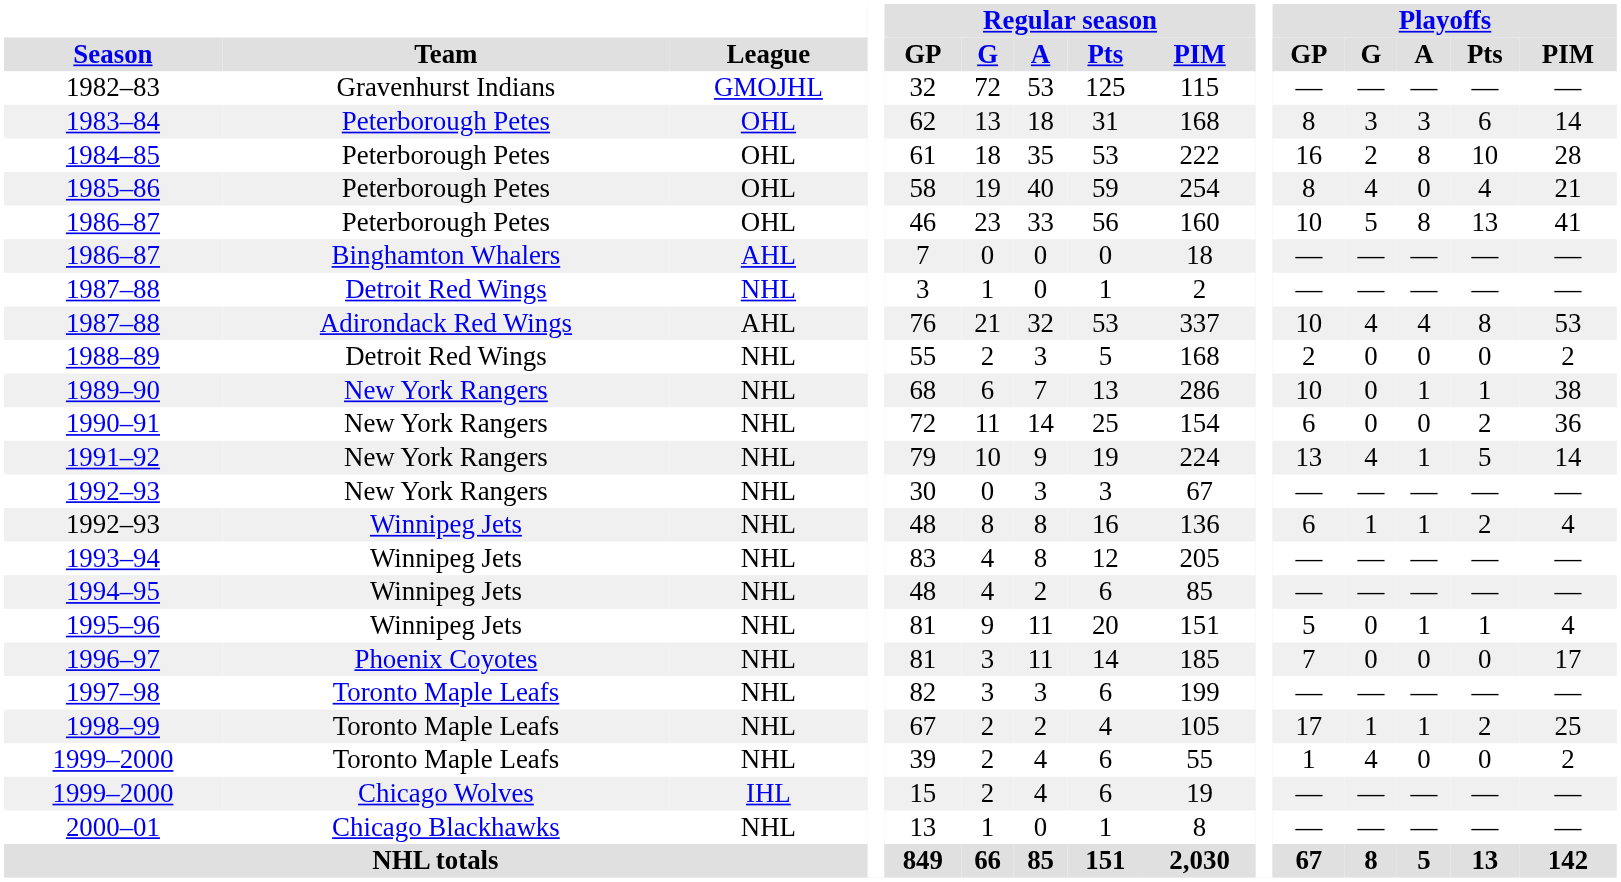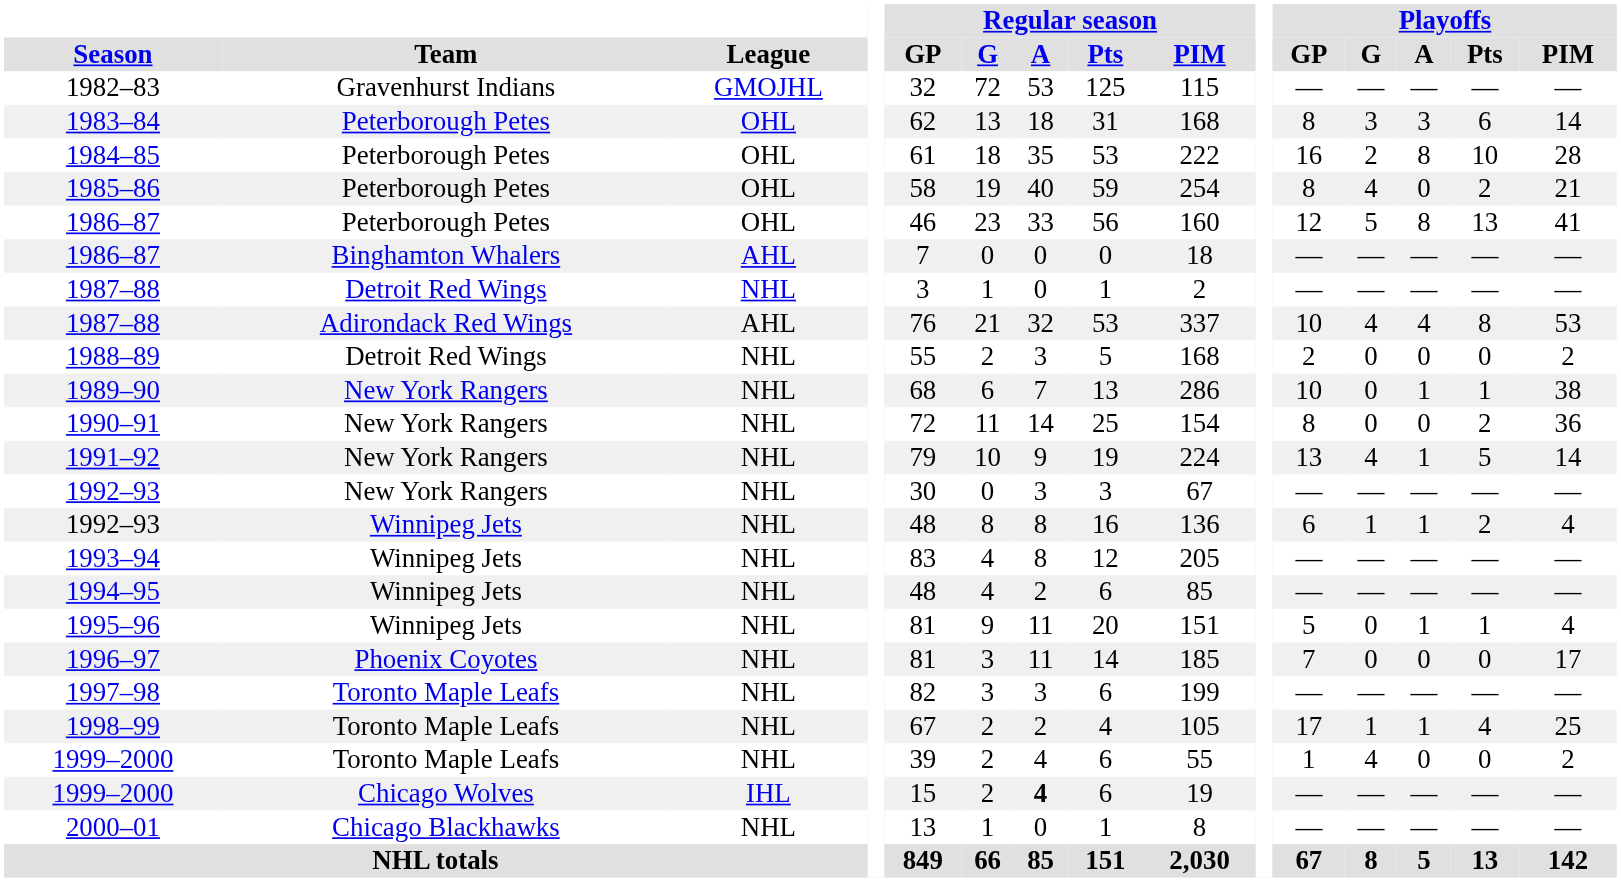(1485, 188) 4 -> (1485, 188) 2
(1309, 222) 10 -> (1309, 222) 12
(1309, 423) 6 -> (1309, 423) 8
(1485, 726) 2 -> (1485, 726) 4
(1041, 793) normal -> (1041, 793) bold
